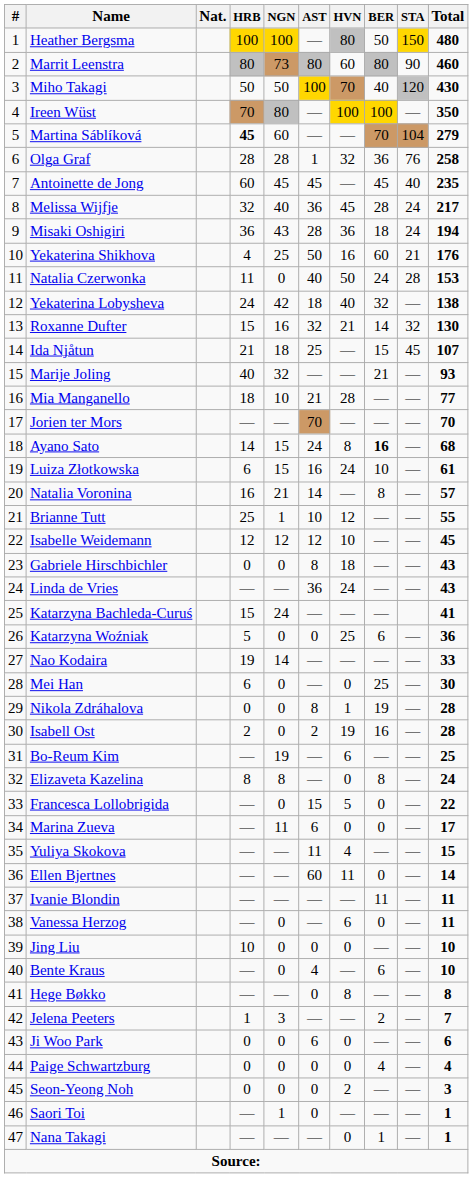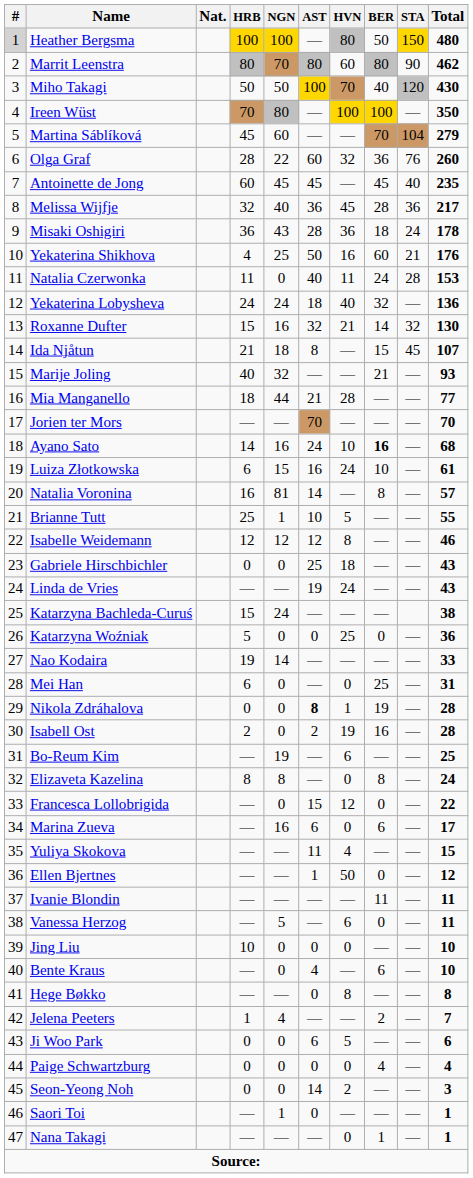(15, 40) no background -> (15, 40) lightgrey background
(281, 64) 73 -> (281, 64) 70
(448, 64) 460 -> (448, 64) 462
(247, 135) bold -> (247, 135) normal
(281, 159) 28 -> (281, 159) 22
(314, 159) 1 -> (314, 159) 60
(448, 159) 258 -> (448, 159) 260
(413, 207) 24 -> (413, 207) 36
(448, 231) 194 -> (448, 231) 178
(347, 278) 50 -> (347, 278) 11
(281, 302) 42 -> (281, 302) 24
(448, 302) 138 -> (448, 302) 136
(314, 350) 25 -> (314, 350) 8
(281, 398) 10 -> (281, 398) 44
(281, 445) 15 -> (281, 445) 16
(347, 445) 8 -> (347, 445) 10
(281, 493) 21 -> (281, 493) 81
(347, 517) 12 -> (347, 517) 5
(347, 541) 10 -> (347, 541) 8
(448, 541) 45 -> (448, 541) 46
(314, 565) 8 -> (314, 565) 25
(314, 588) 36 -> (314, 588) 19
(448, 612) 41 -> (448, 612) 38
(381, 636) 6 -> (381, 636) 0
(448, 684) 30 -> (448, 684) 31
(314, 708) normal -> (314, 708) bold
(347, 803) 5 -> (347, 803) 12
(281, 827) 11 -> (281, 827) 16
(381, 827) 0 -> (381, 827) 6
(314, 875) 60 -> (314, 875) 1
(347, 875) 11 -> (347, 875) 50
(448, 875) 14 -> (448, 875) 12
(281, 922) 0 -> (281, 922) 5
(281, 1018) 3 -> (281, 1018) 4
(347, 1042) 0 -> (347, 1042) 5
(314, 1089) 0 -> (314, 1089) 14
